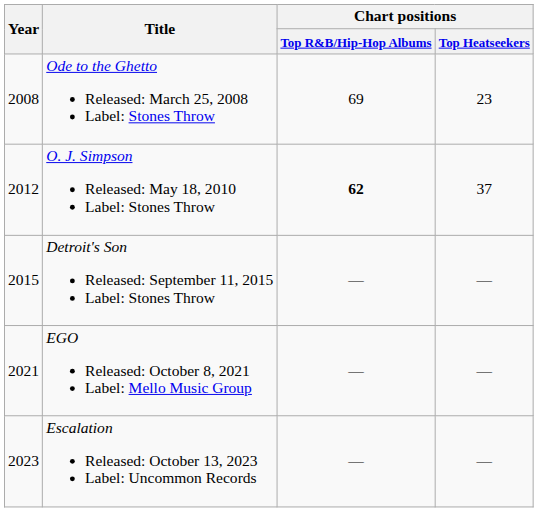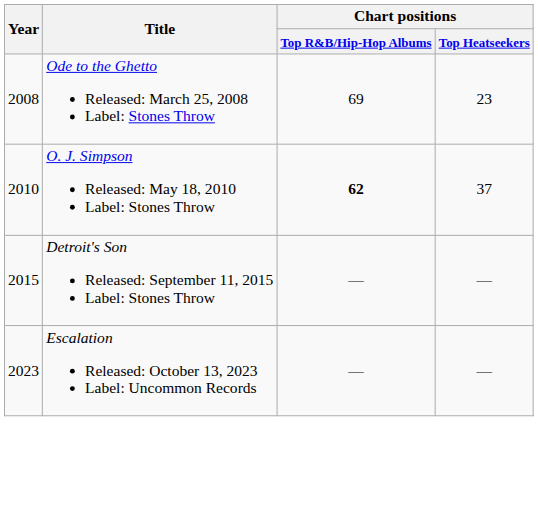(24, 189) 2012 -> (24, 189) 2010
- row: (160, 363)
